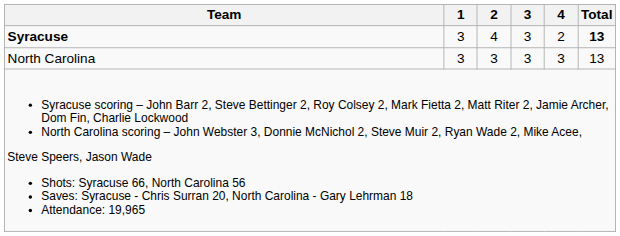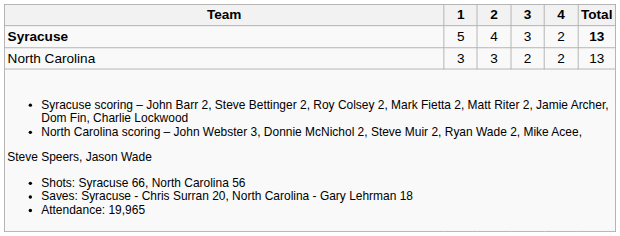(461, 36) 3 -> (461, 36) 5
(528, 58) 3 -> (528, 58) 2
(561, 58) 3 -> (561, 58) 2
